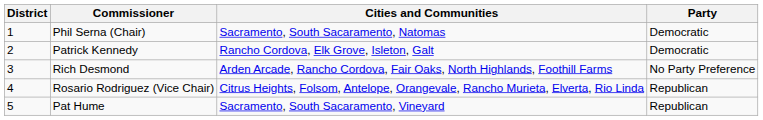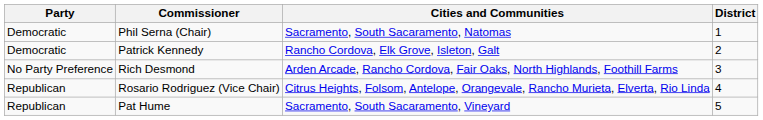columns swapped: (27, 13) <-> (702, 13)
